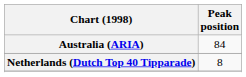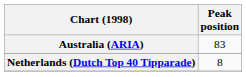(220, 44) 84 -> (220, 44) 83
